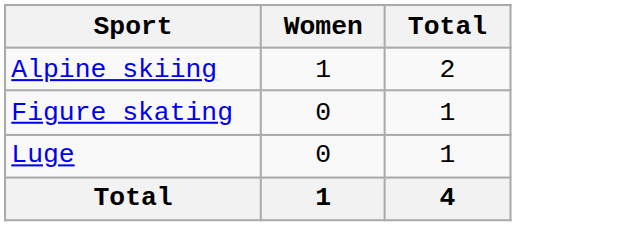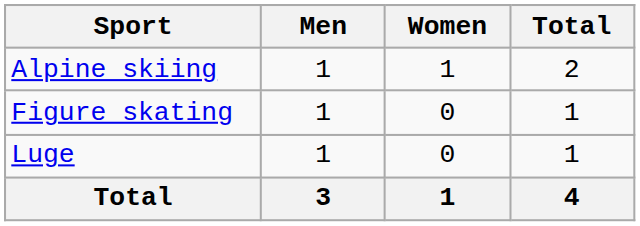+ column: (323, 27)
